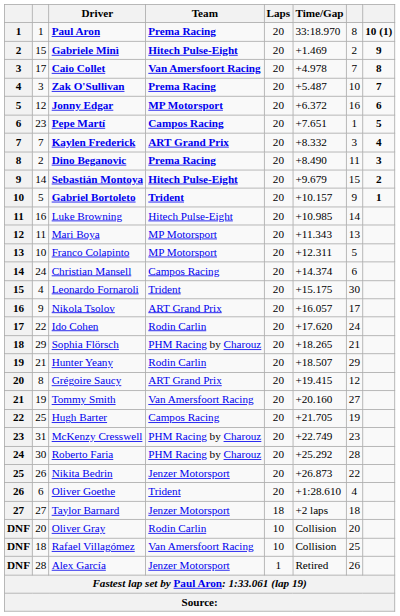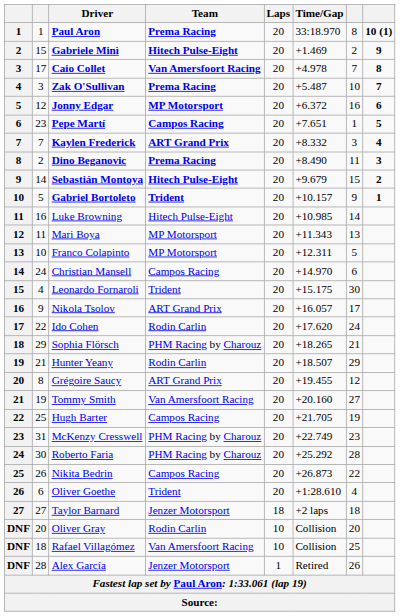(314, 270) +14.374 -> (314, 270) +14.970
(314, 381) +19.415 -> (314, 381) +19.455
(189, 473) Jenzer Motorsport -> (184, 473) Campos Racing
